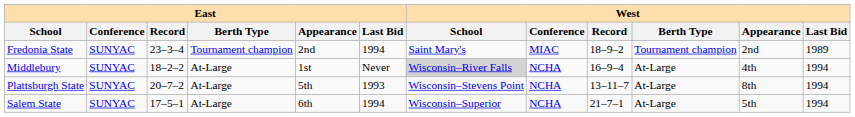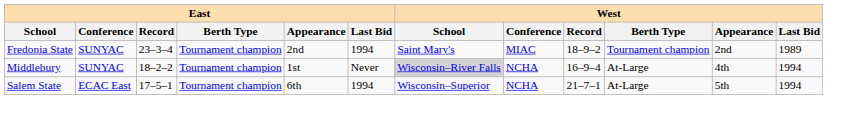(211, 67) At-Large -> (230, 67) Tournament champion
- row: (46, 85)
(112, 103) SUNYAC -> (104, 85) ECAC East
(211, 103) At-Large -> (230, 85) Tournament champion
